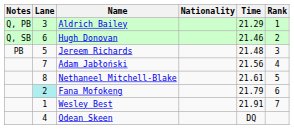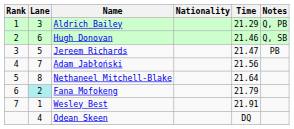columns swapped: (277, 11) <-> (19, 11)
(251, 51) 21.48 -> (246, 51) 21.47
(251, 78) 21.61 -> (246, 78) 21.64
